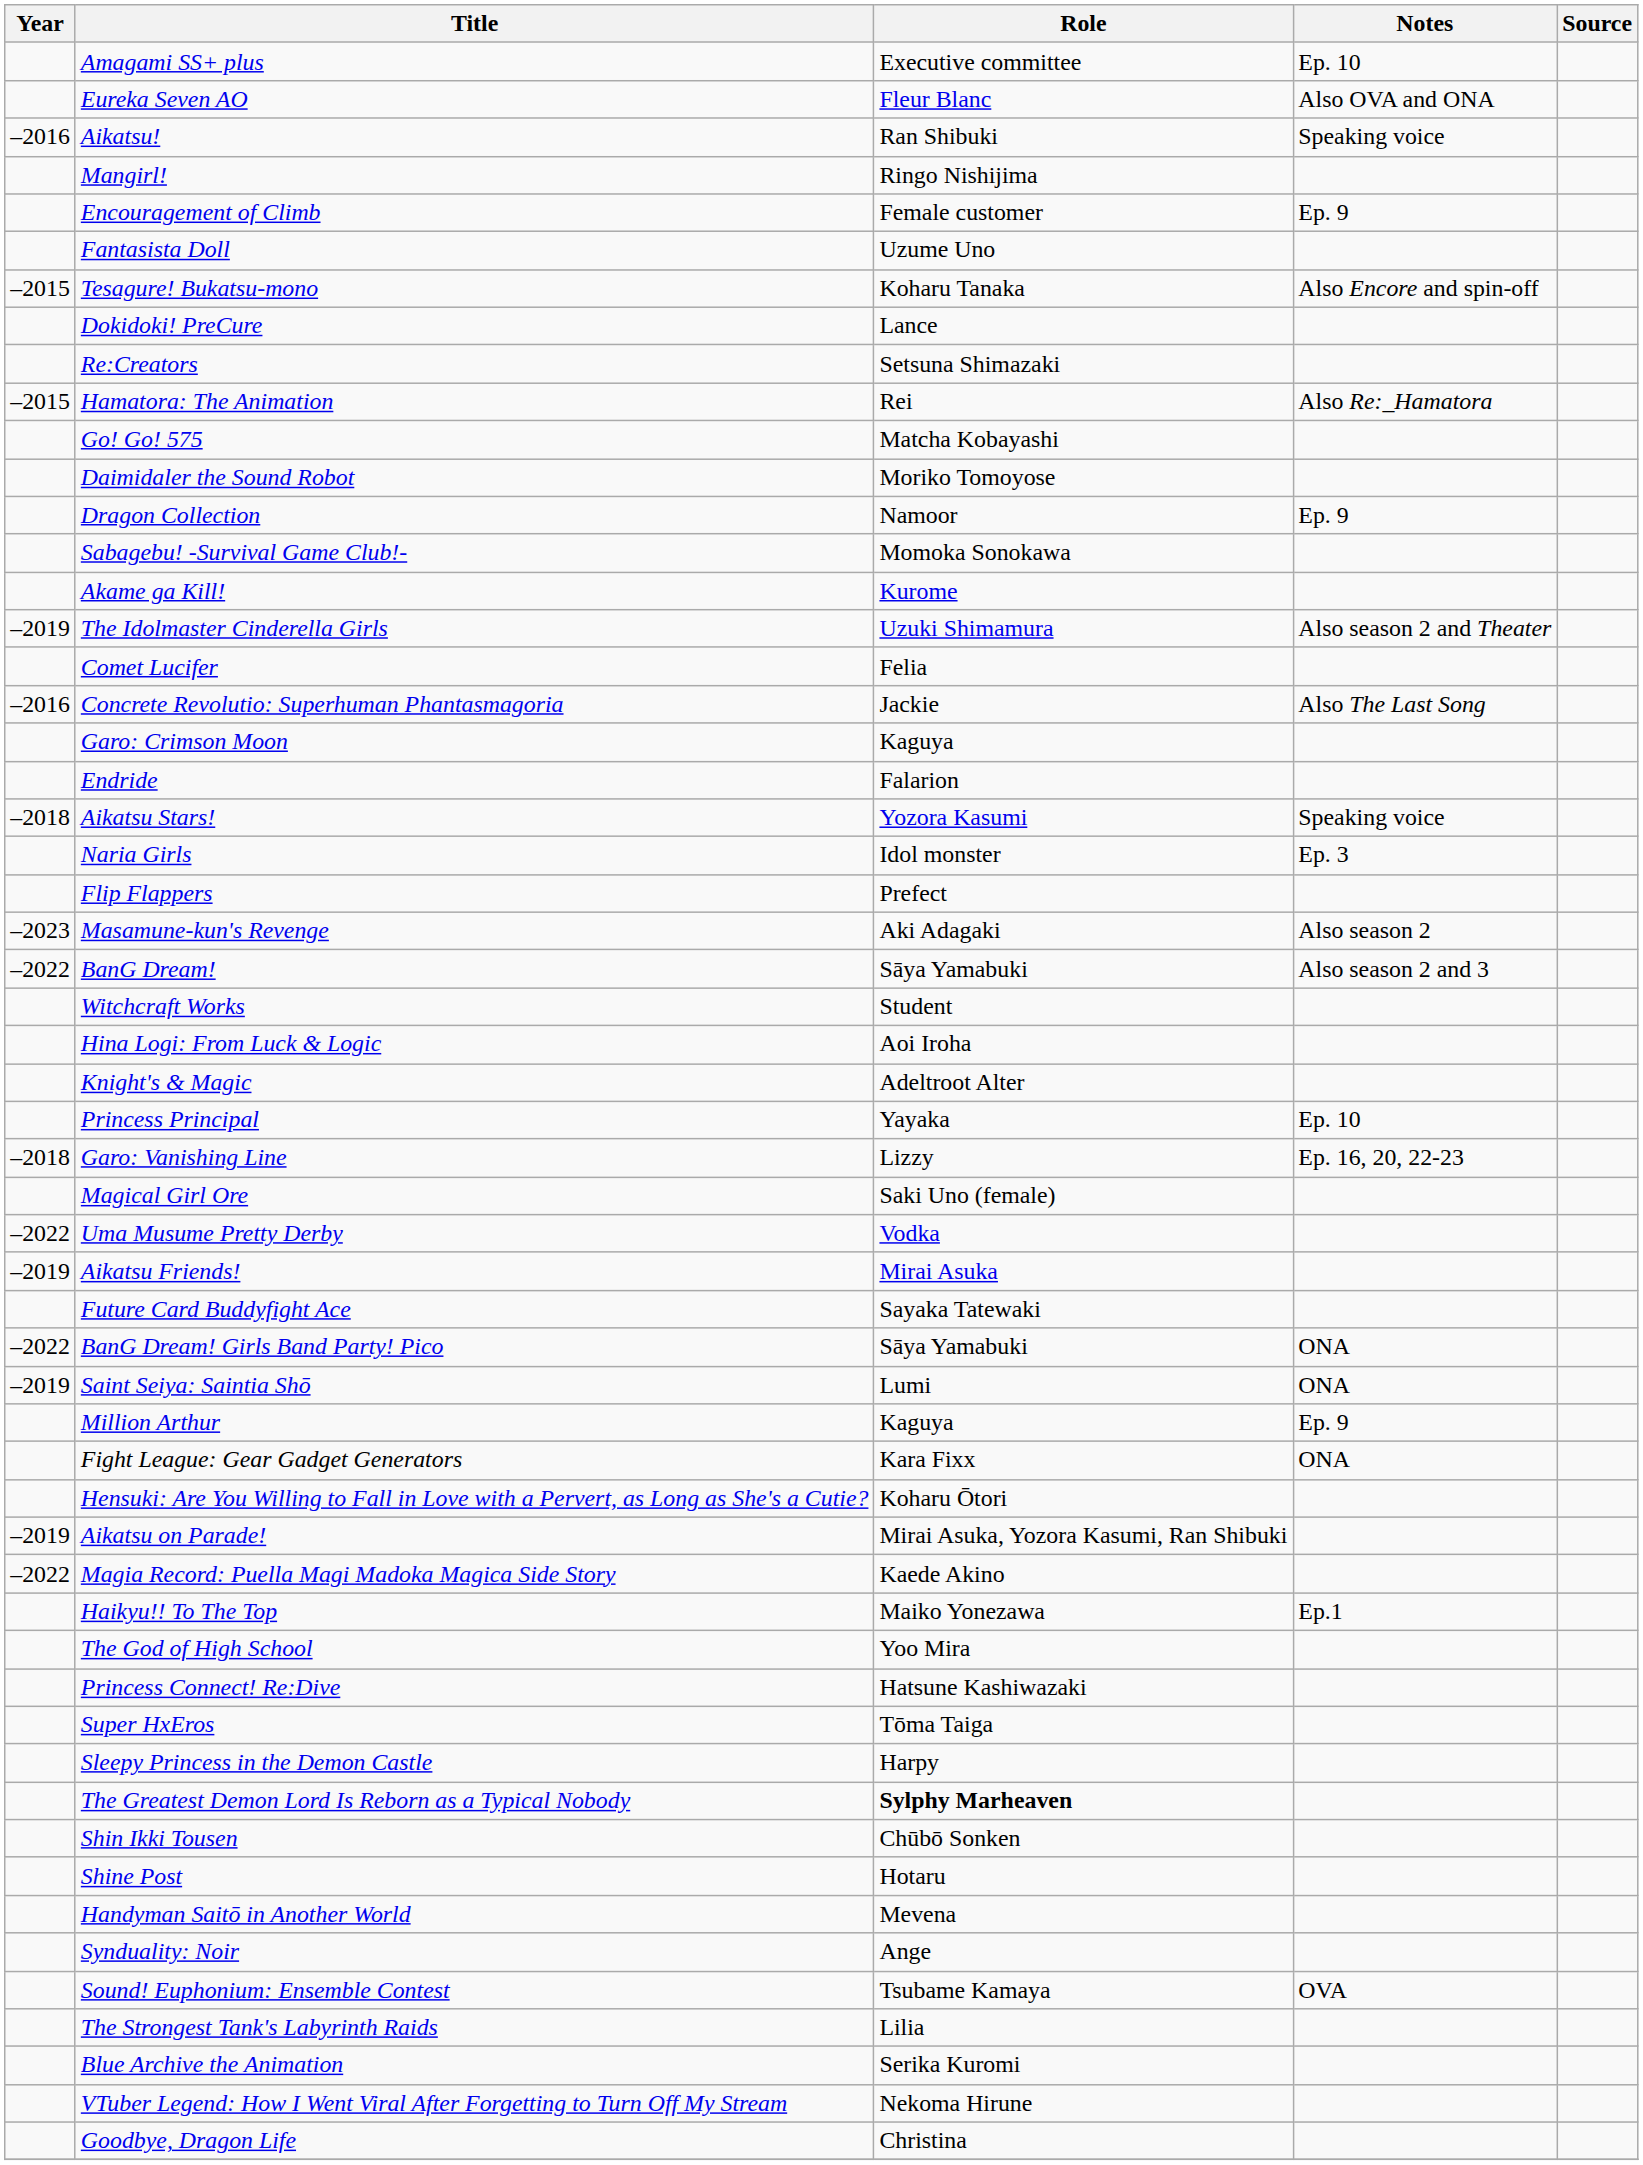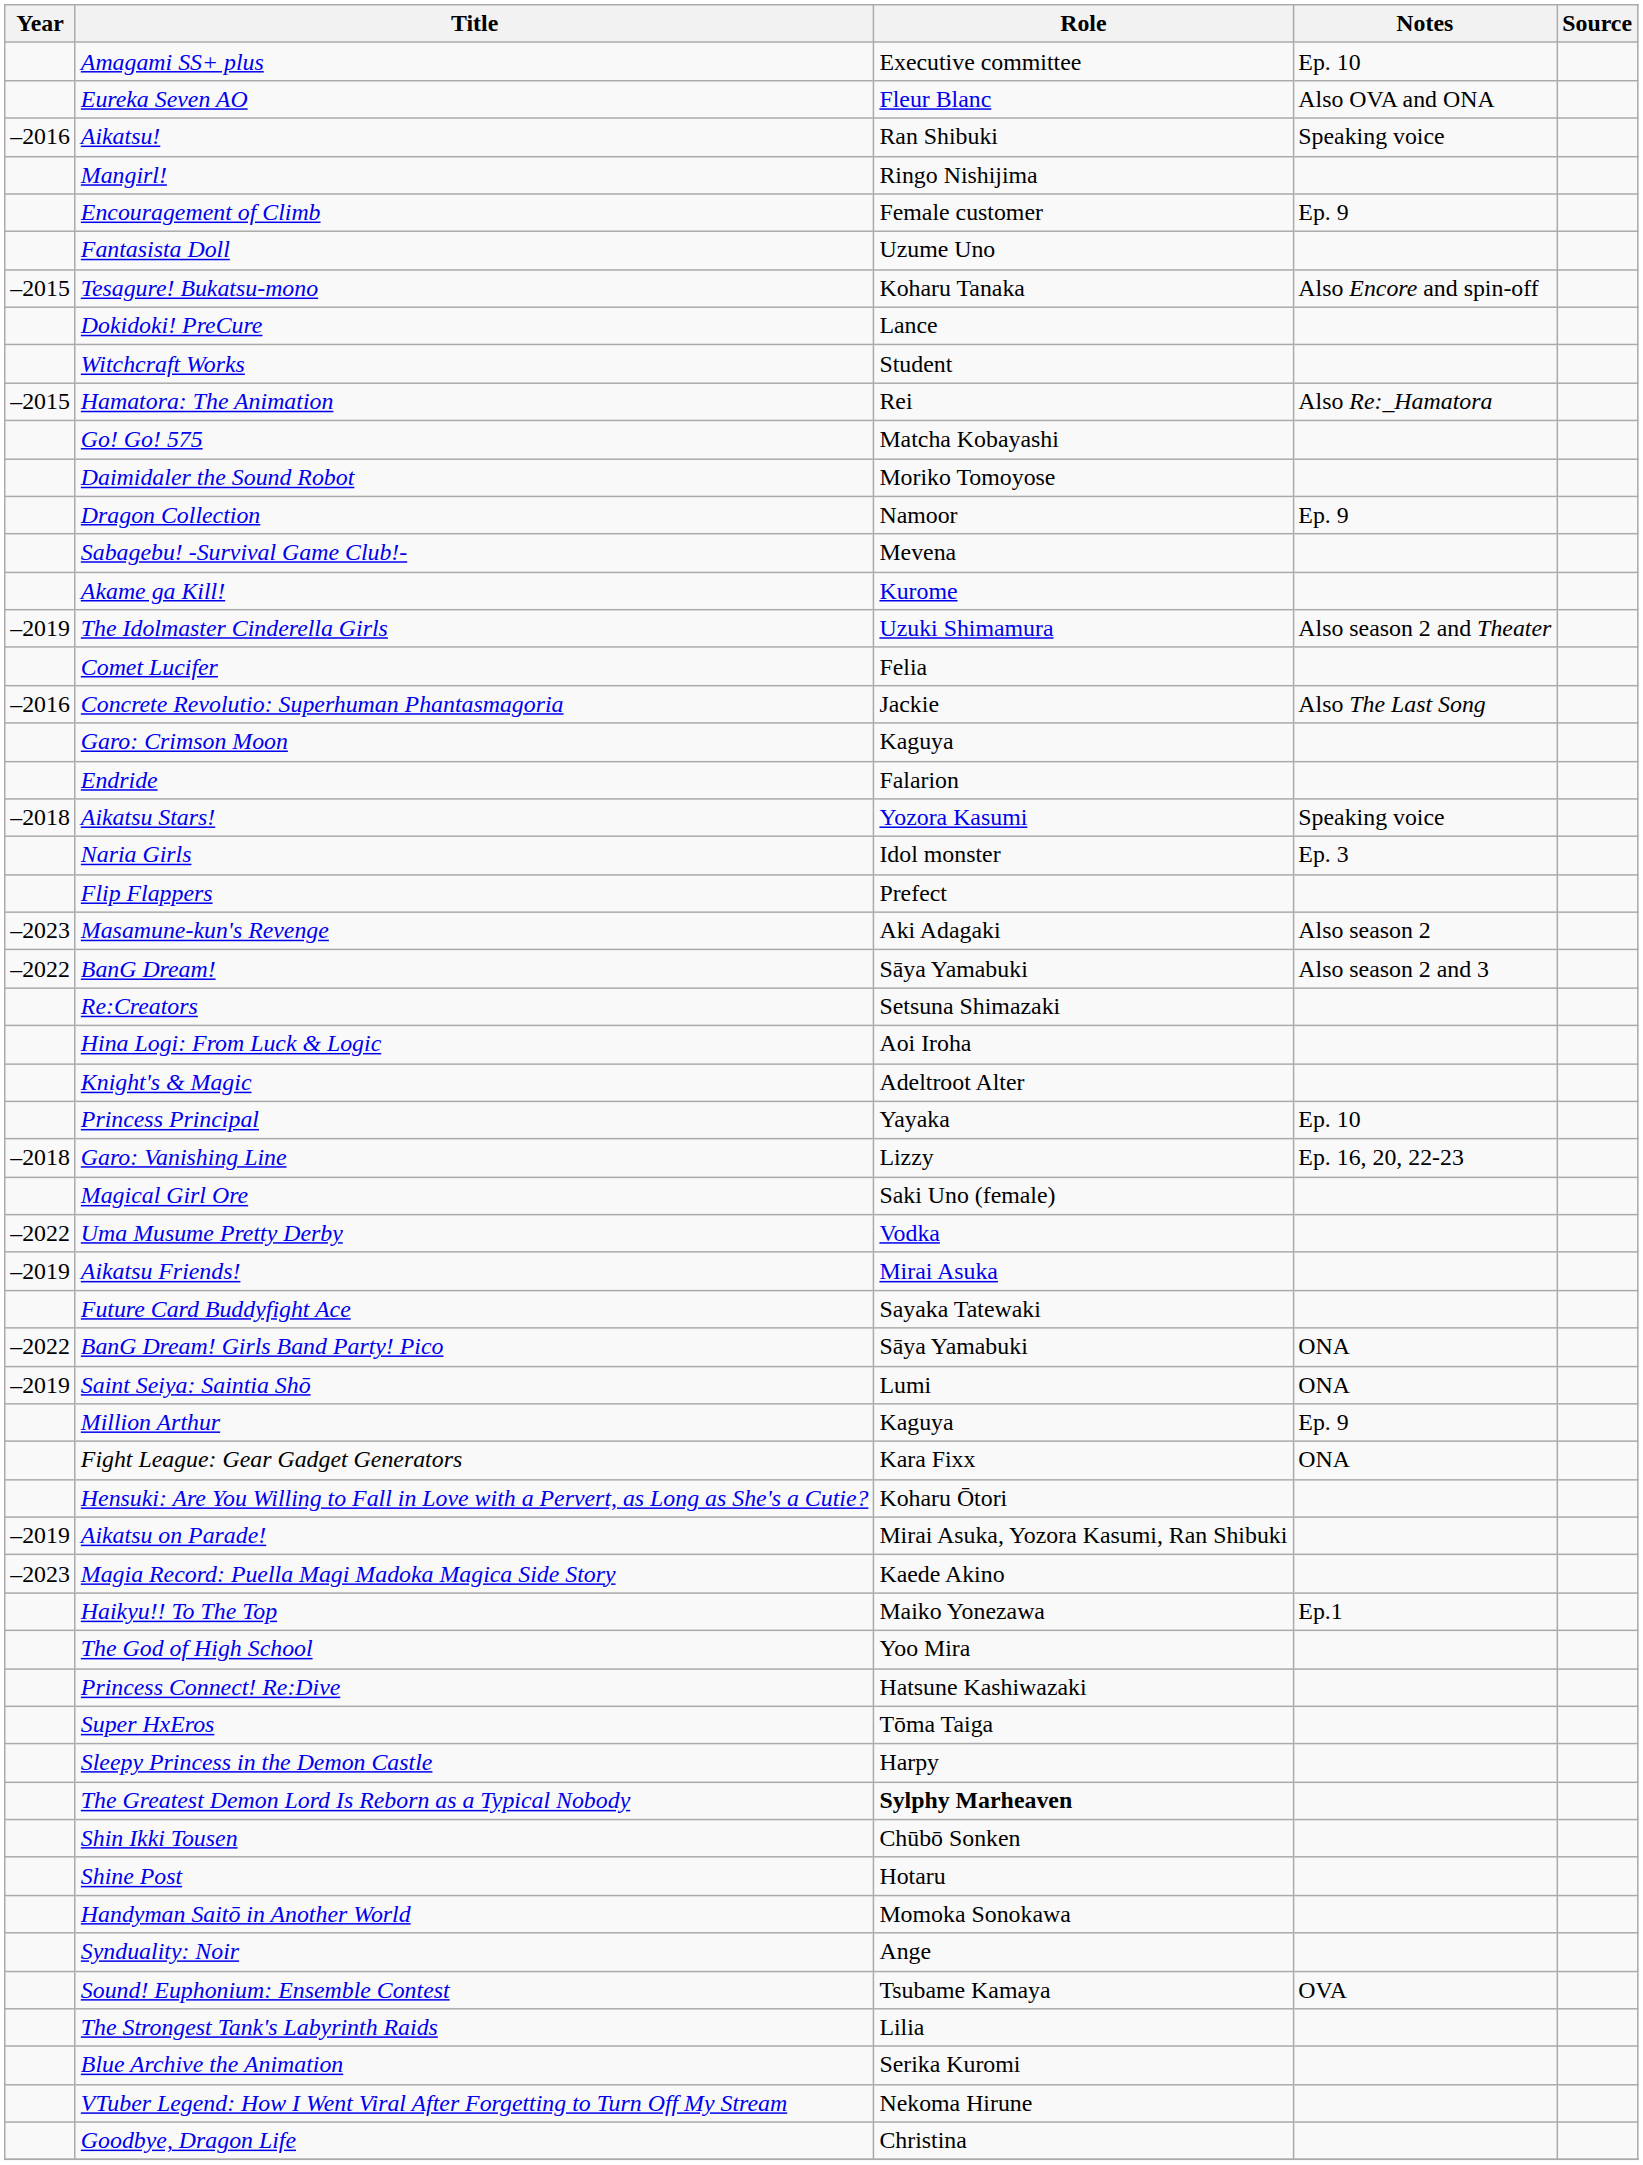rows swapped: (163, 1006) <-> (139, 363)
(975, 552) Momoka Sonokawa -> (918, 552) Mevena
(40, 1573) –2022 -> (40, 1573) –2023
(918, 1913) Mevena -> (975, 1913) Momoka Sonokawa
